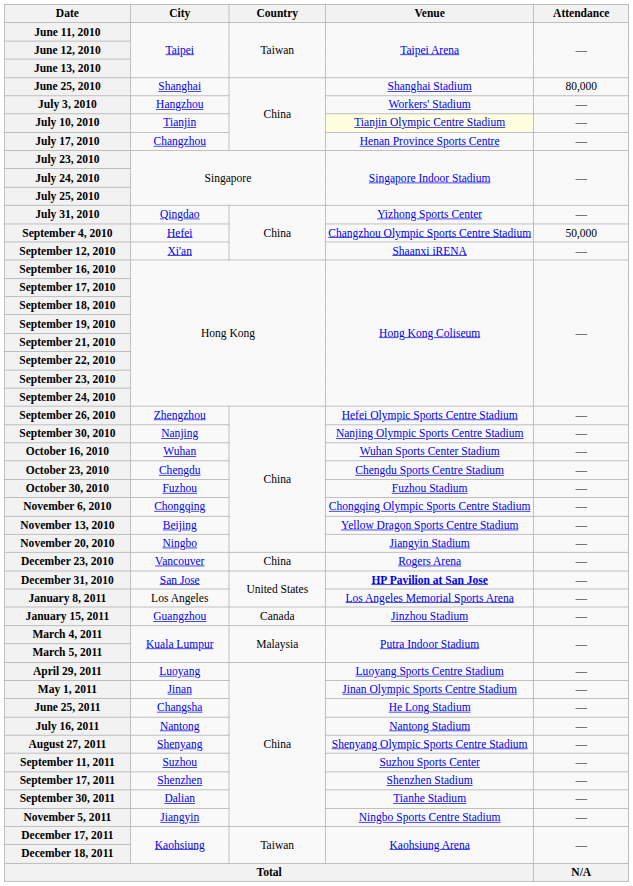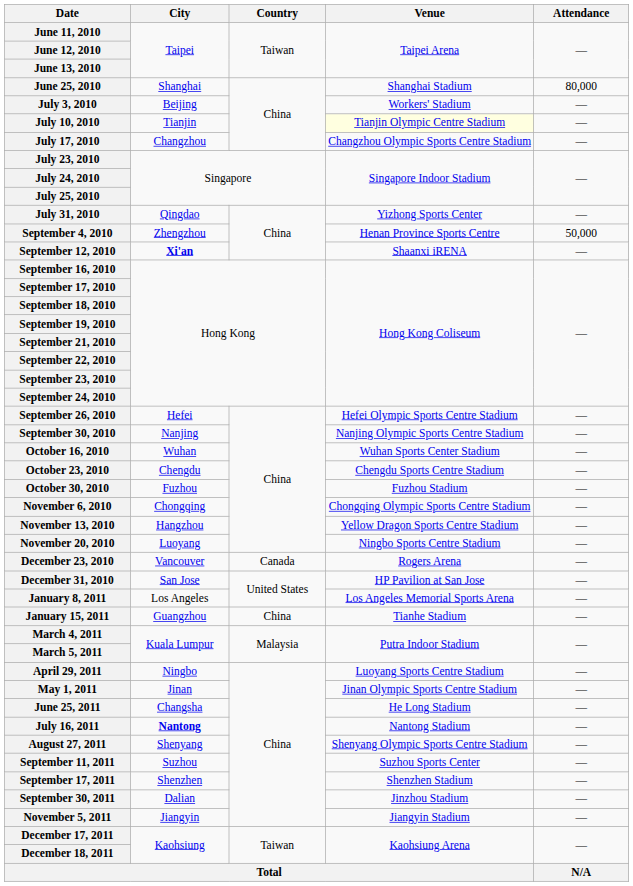(180, 104) Hangzhou -> (180, 104) Beijing
(430, 141) Henan Province Sports Centre -> (430, 141) Changzhou Olympic Sports Centre Stadium
(180, 232) Hefei -> (180, 232) Zhengzhou
(430, 232) Changzhou Olympic Sports Centre Stadium -> (430, 232) Henan Province Sports Centre
(180, 251) normal -> (180, 251) bold
(180, 415) Zhengzhou -> (180, 415) Hefei
(180, 525) Beijing -> (180, 525) Hangzhou
(180, 543) Ningbo -> (180, 543) Luoyang
(430, 543) Jiangyin Stadium -> (430, 543) Ningbo Sports Centre Stadium
(277, 561) China -> (277, 561) Canada
(430, 580) bold -> (430, 580) normal
(277, 616) Canada -> (277, 616) China
(430, 616) Jinzhou Stadium -> (430, 616) Tianhe Stadium
(180, 671) Luoyang -> (180, 671) Ningbo
(180, 726) normal -> (180, 726) bold
(430, 799) Tianhe Stadium -> (430, 799) Jinzhou Stadium
(430, 817) Ningbo Sports Centre Stadium -> (430, 817) Jiangyin Stadium
